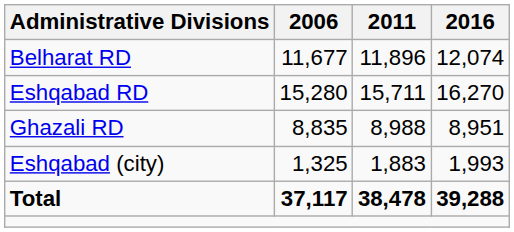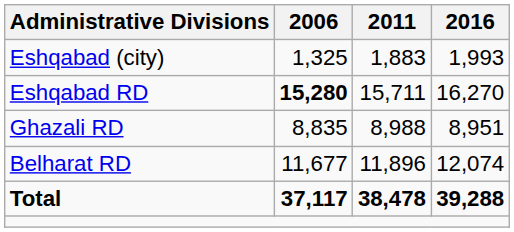rows swapped: (70, 57) <-> (87, 163)
(314, 92) normal -> (314, 92) bold
